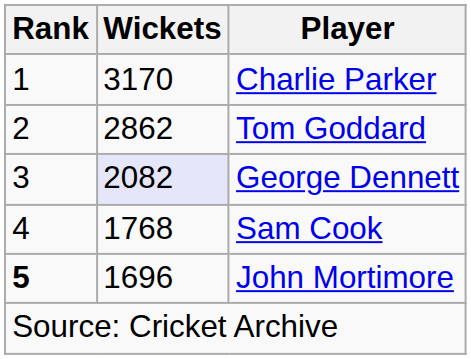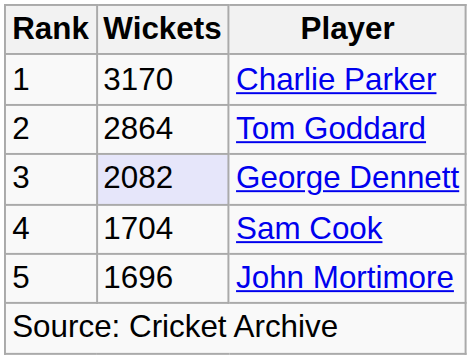(138, 128) 2862 -> (138, 128) 2864
(138, 228) 1768 -> (138, 228) 1704
(21, 278) bold -> (21, 278) normal
